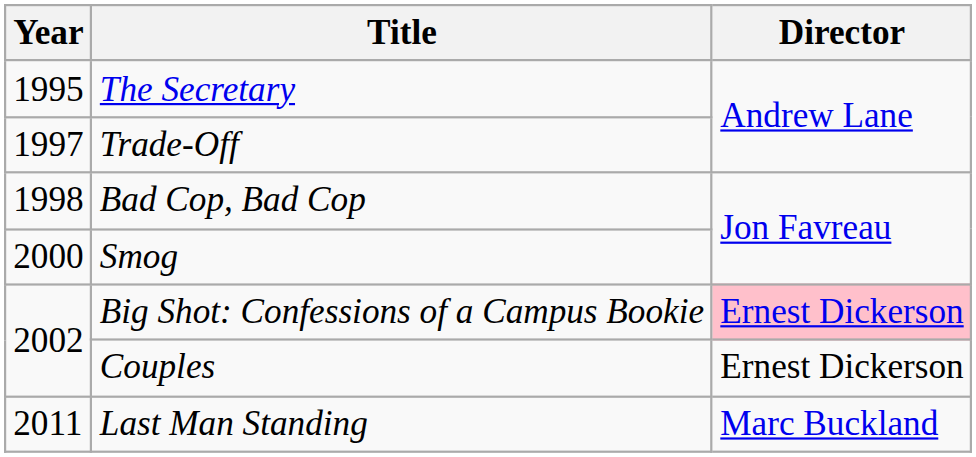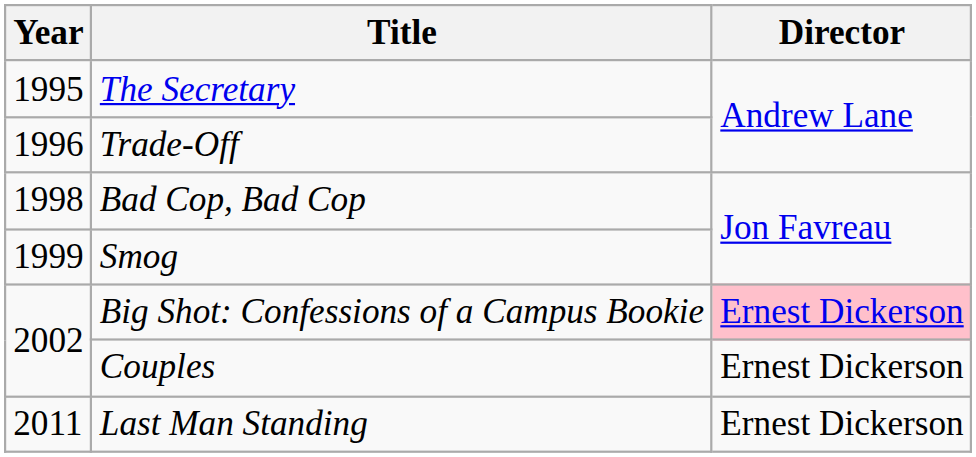(48, 144) 1997 -> (48, 144) 1996
(48, 255) 2000 -> (48, 255) 1999
(829, 423) Marc Buckland -> (842, 423) Ernest Dickerson
